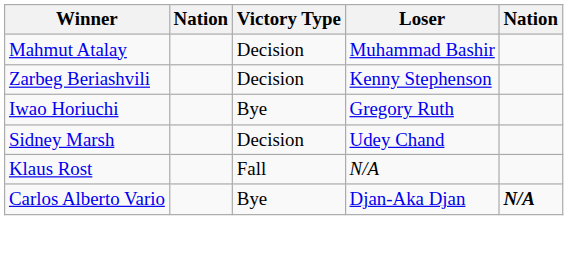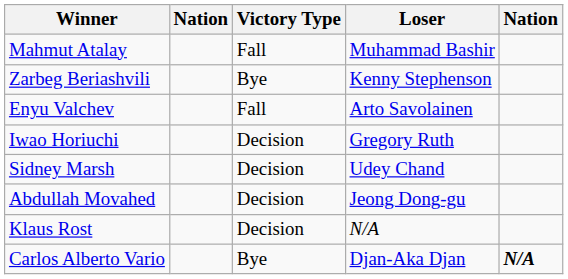(270, 49) Decision -> (252, 49) Fall
(270, 79) Decision -> (252, 79) Bye
+ row: (61, 109)
(252, 109) Bye -> (270, 139) Decision
+ row: (82, 199)
(252, 169) Fall -> (270, 229) Decision
